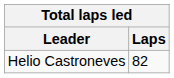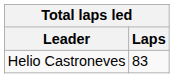(140, 61) 82 -> (140, 61) 83
